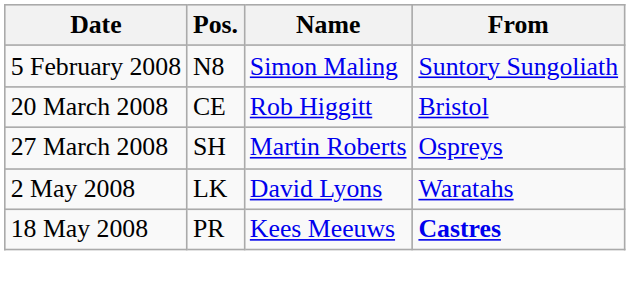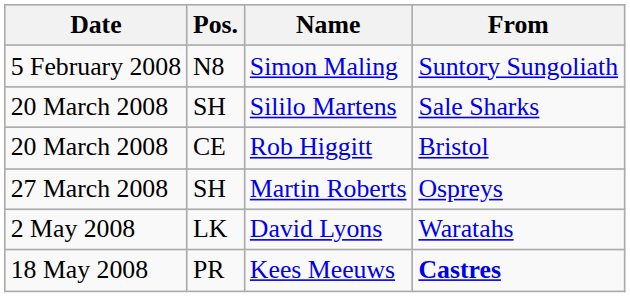+ row: (323, 106)
